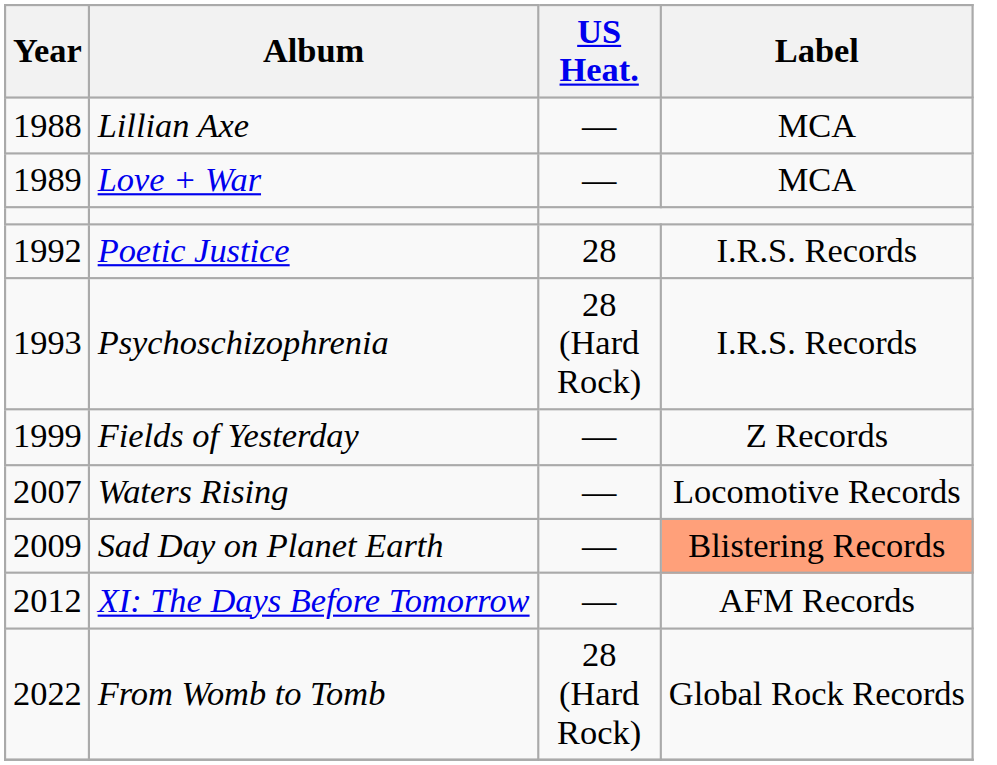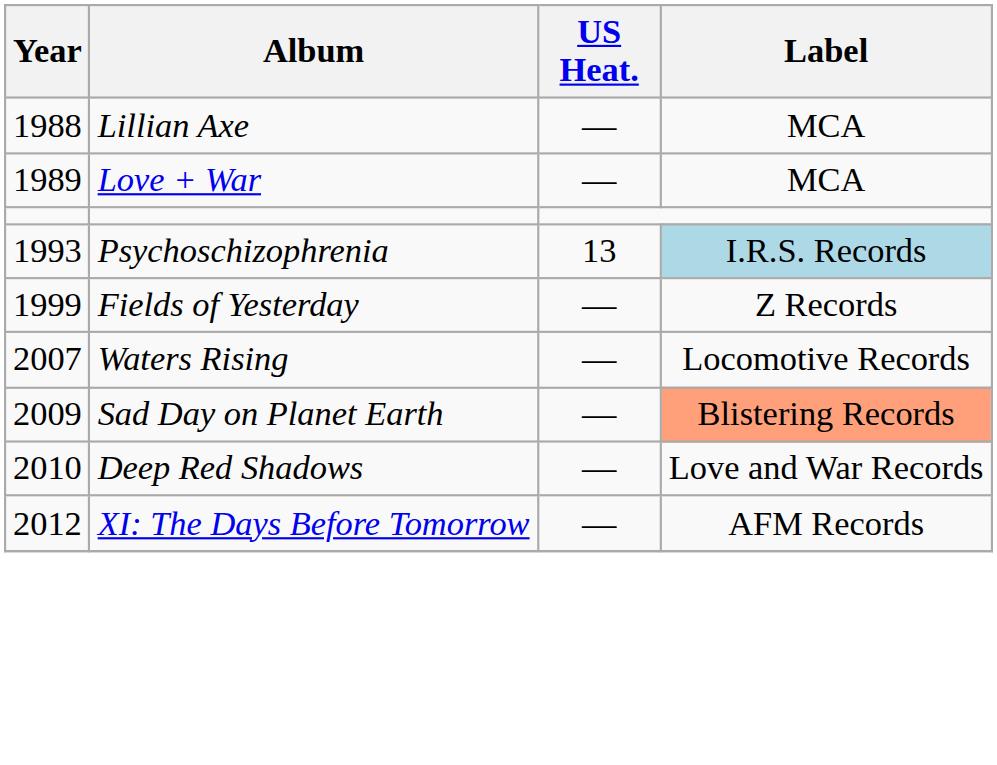- row: (47, 250)
(599, 343) 28 (Hard Rock) -> (599, 250) 13
(817, 343) no background -> (826, 250) lightblue background
+ row: (47, 468)
- row: (47, 693)
